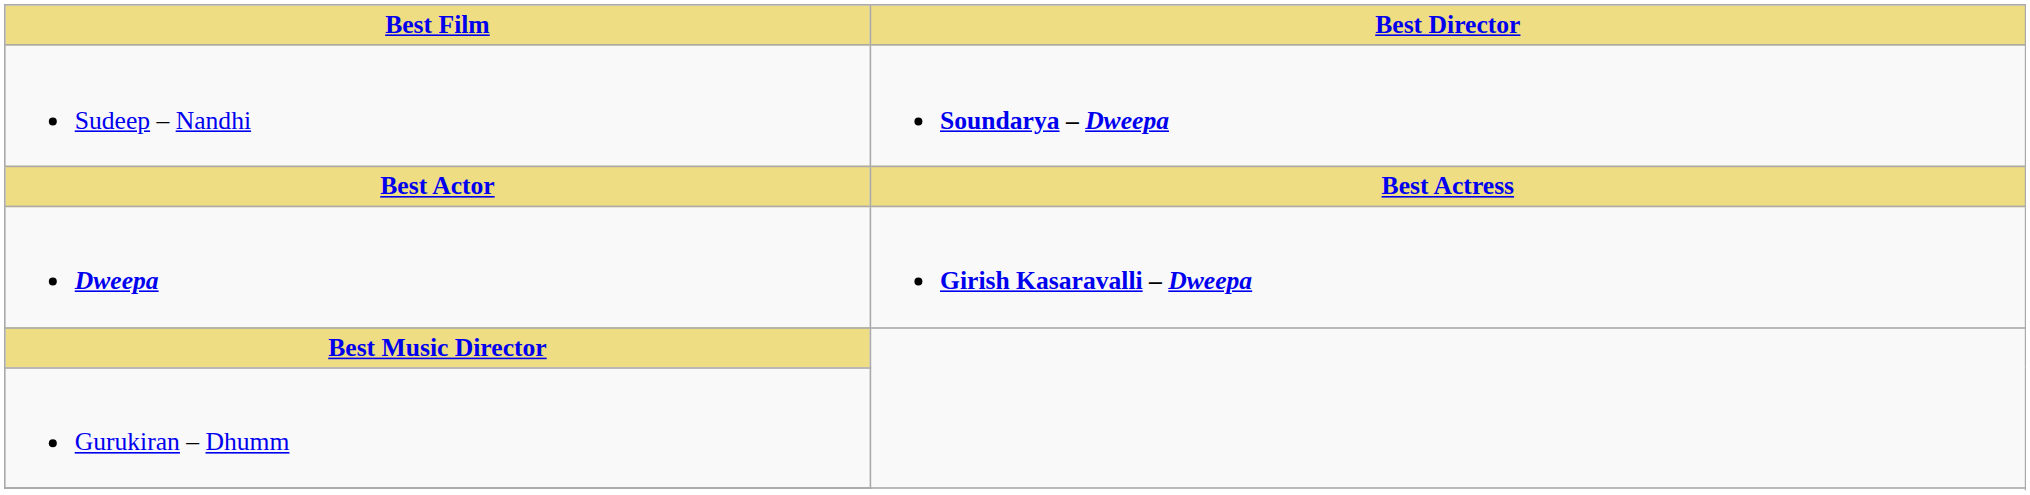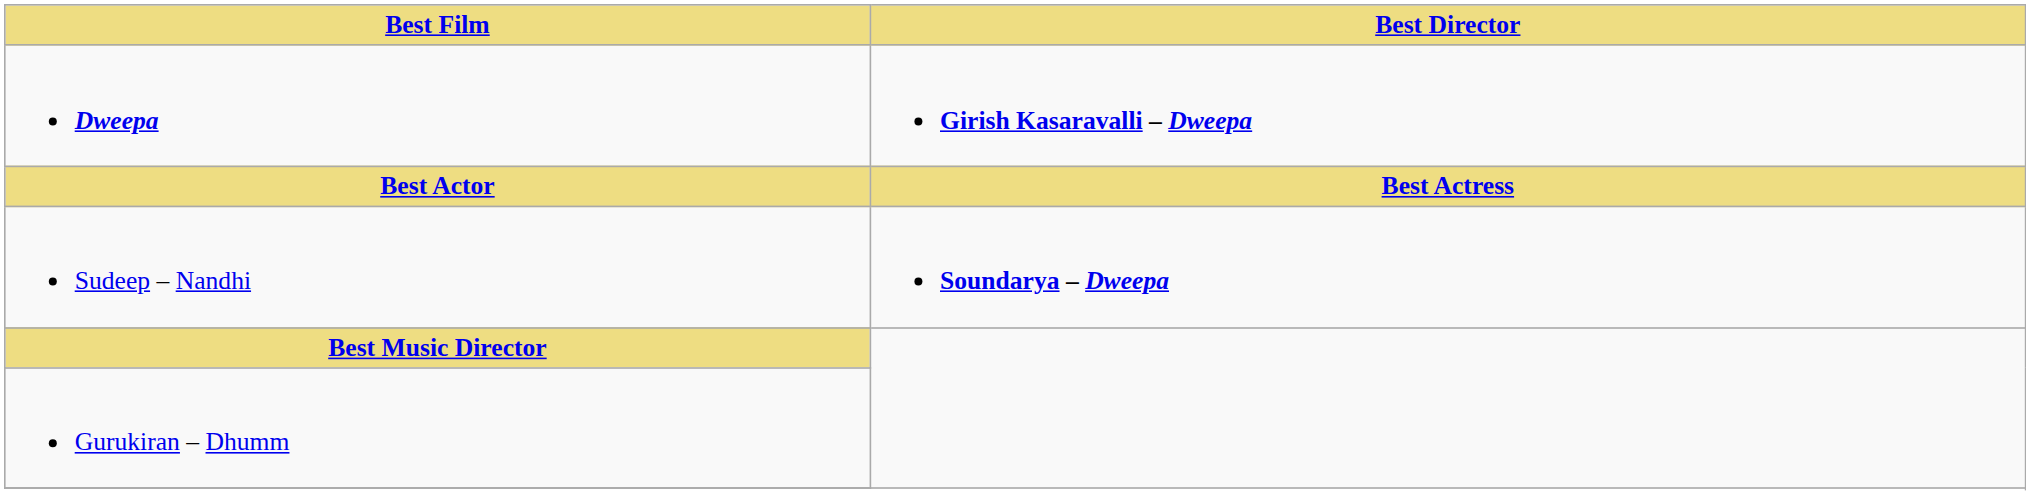rows swapped: (437, 281) <-> (437, 120)
